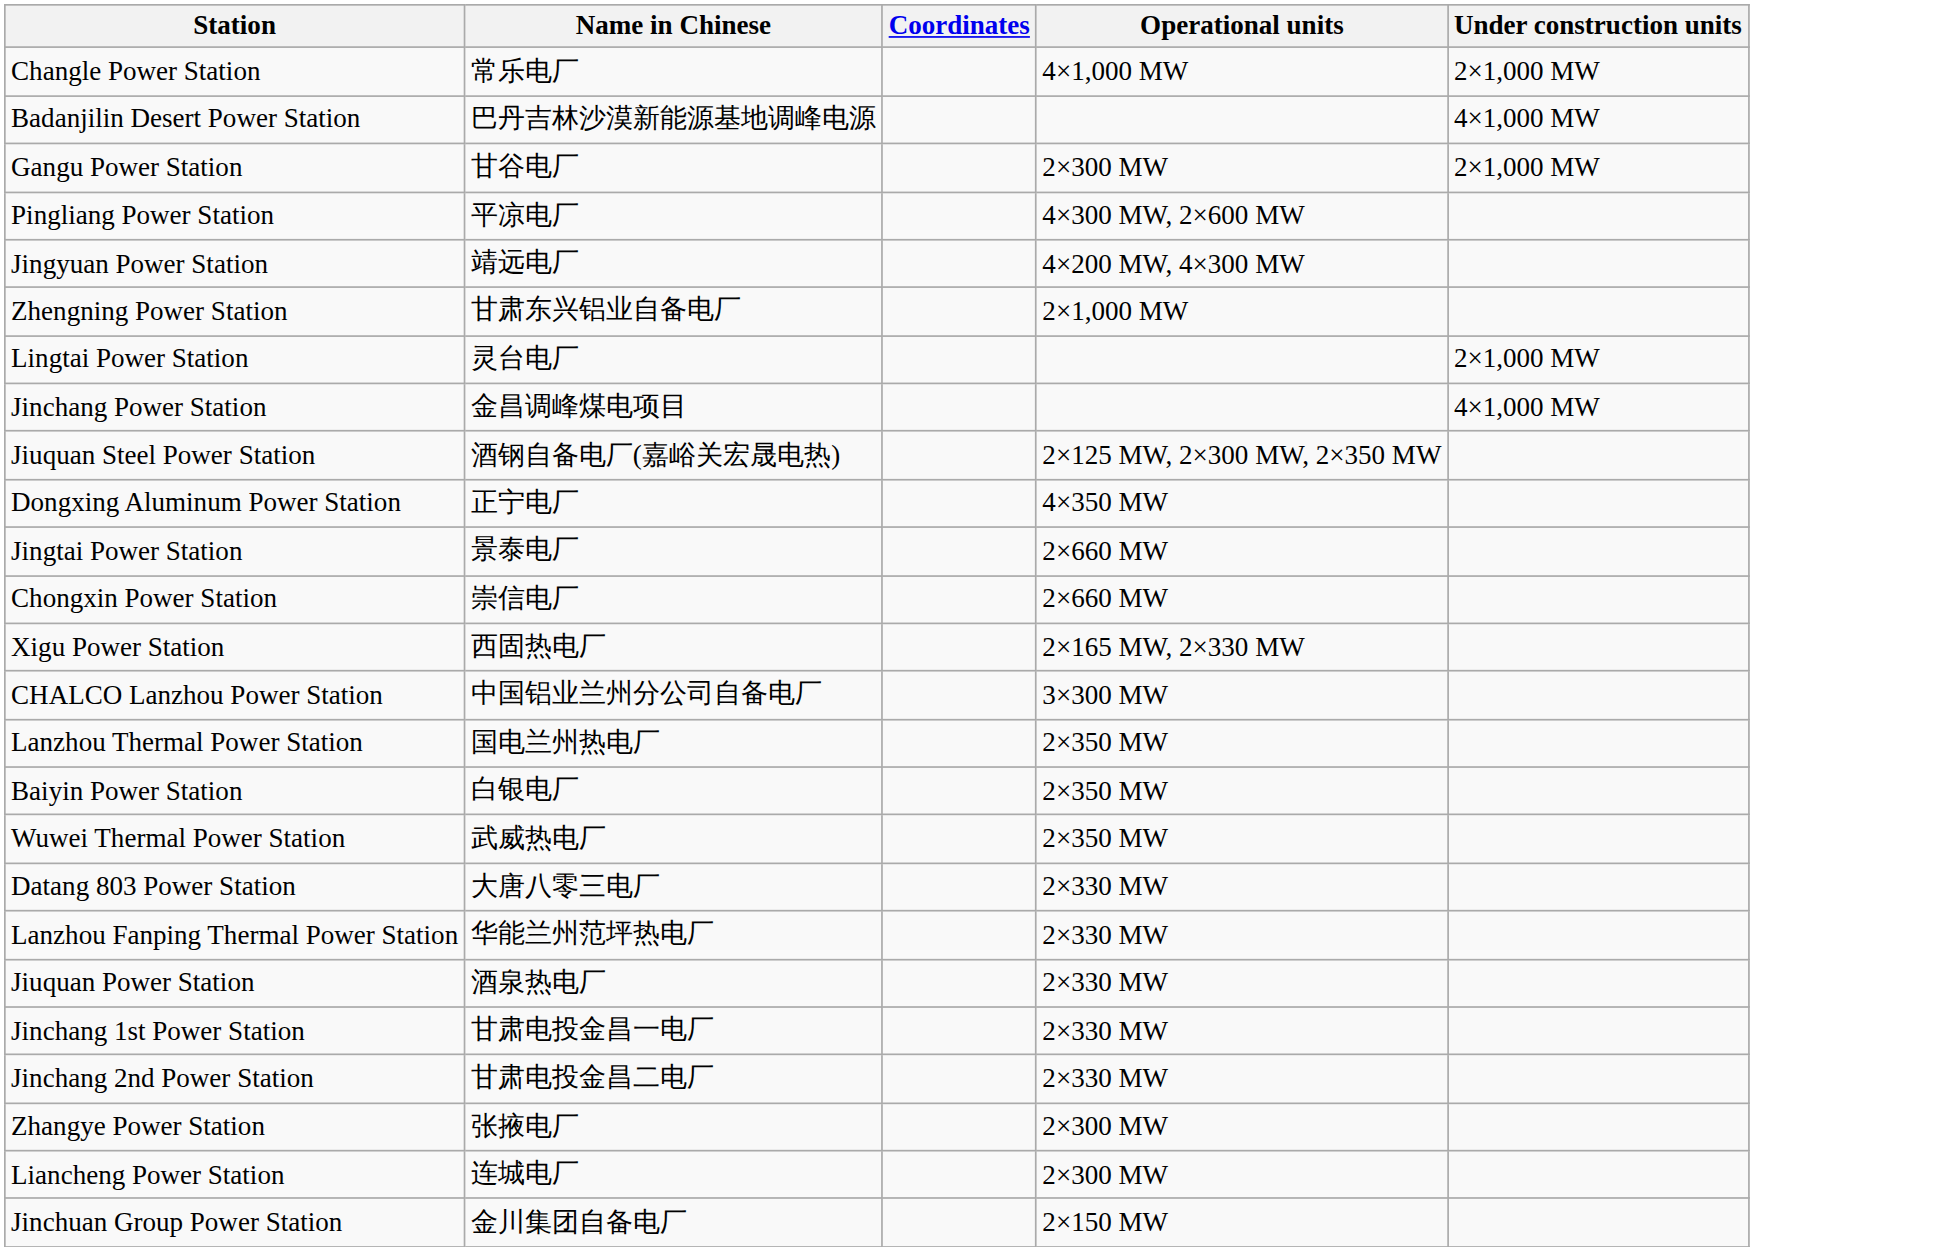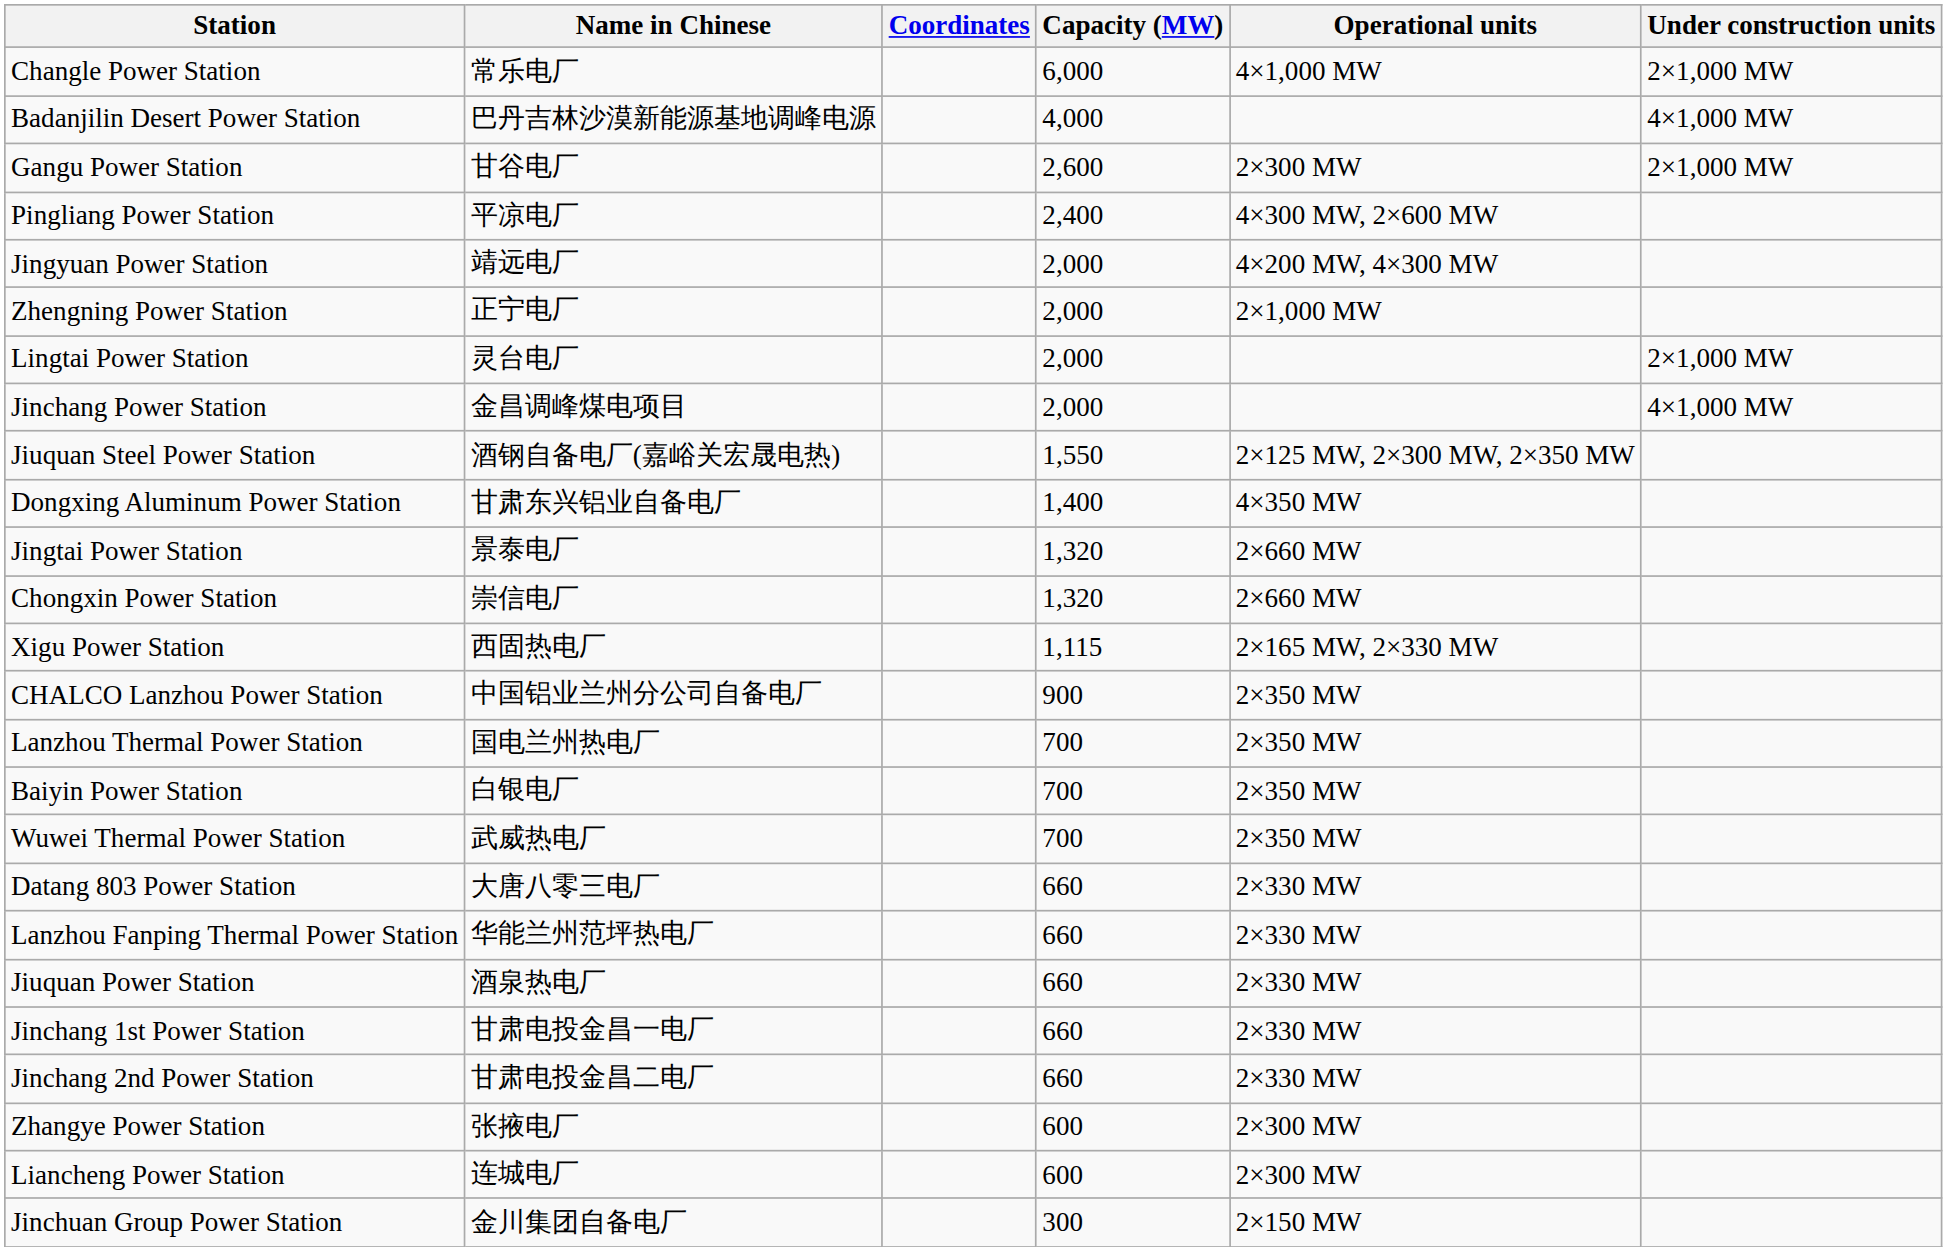+ column: (1133, 25)
(606, 310) 甘肃东兴铝业自备电厂 -> (525, 310) 正宁电厂
(525, 502) 正宁电厂 -> (606, 502) 甘肃东兴铝业自备电厂
(1105, 694) 3×300 MW -> (1299, 694) 2×350 MW
